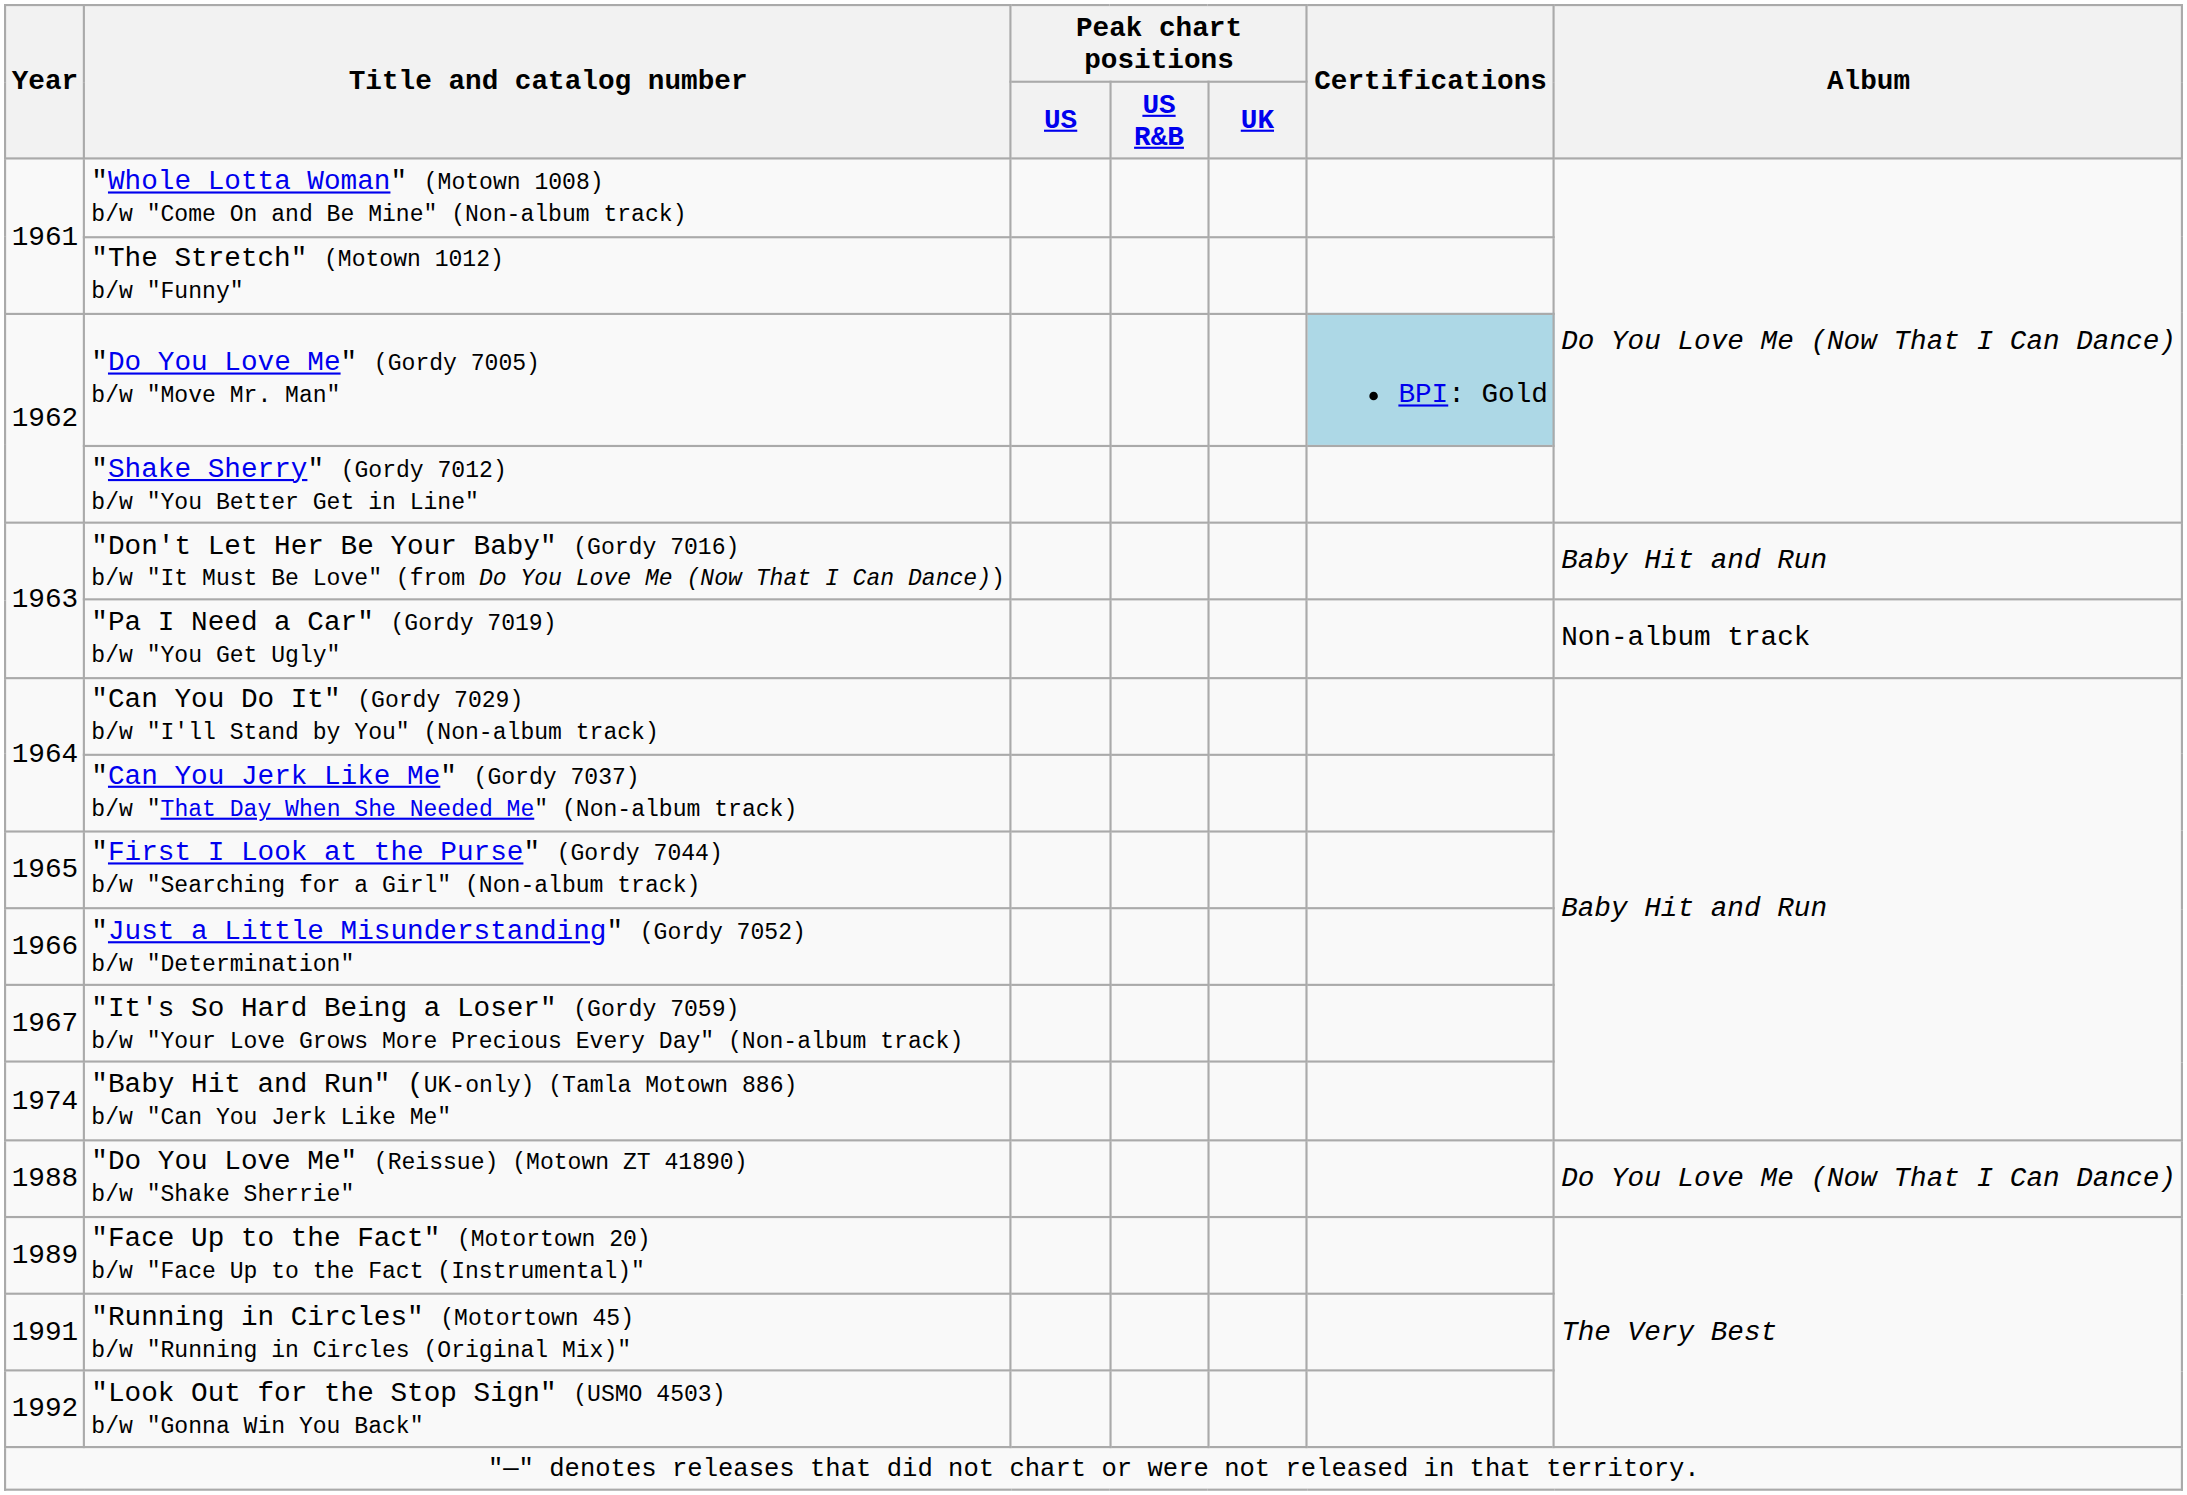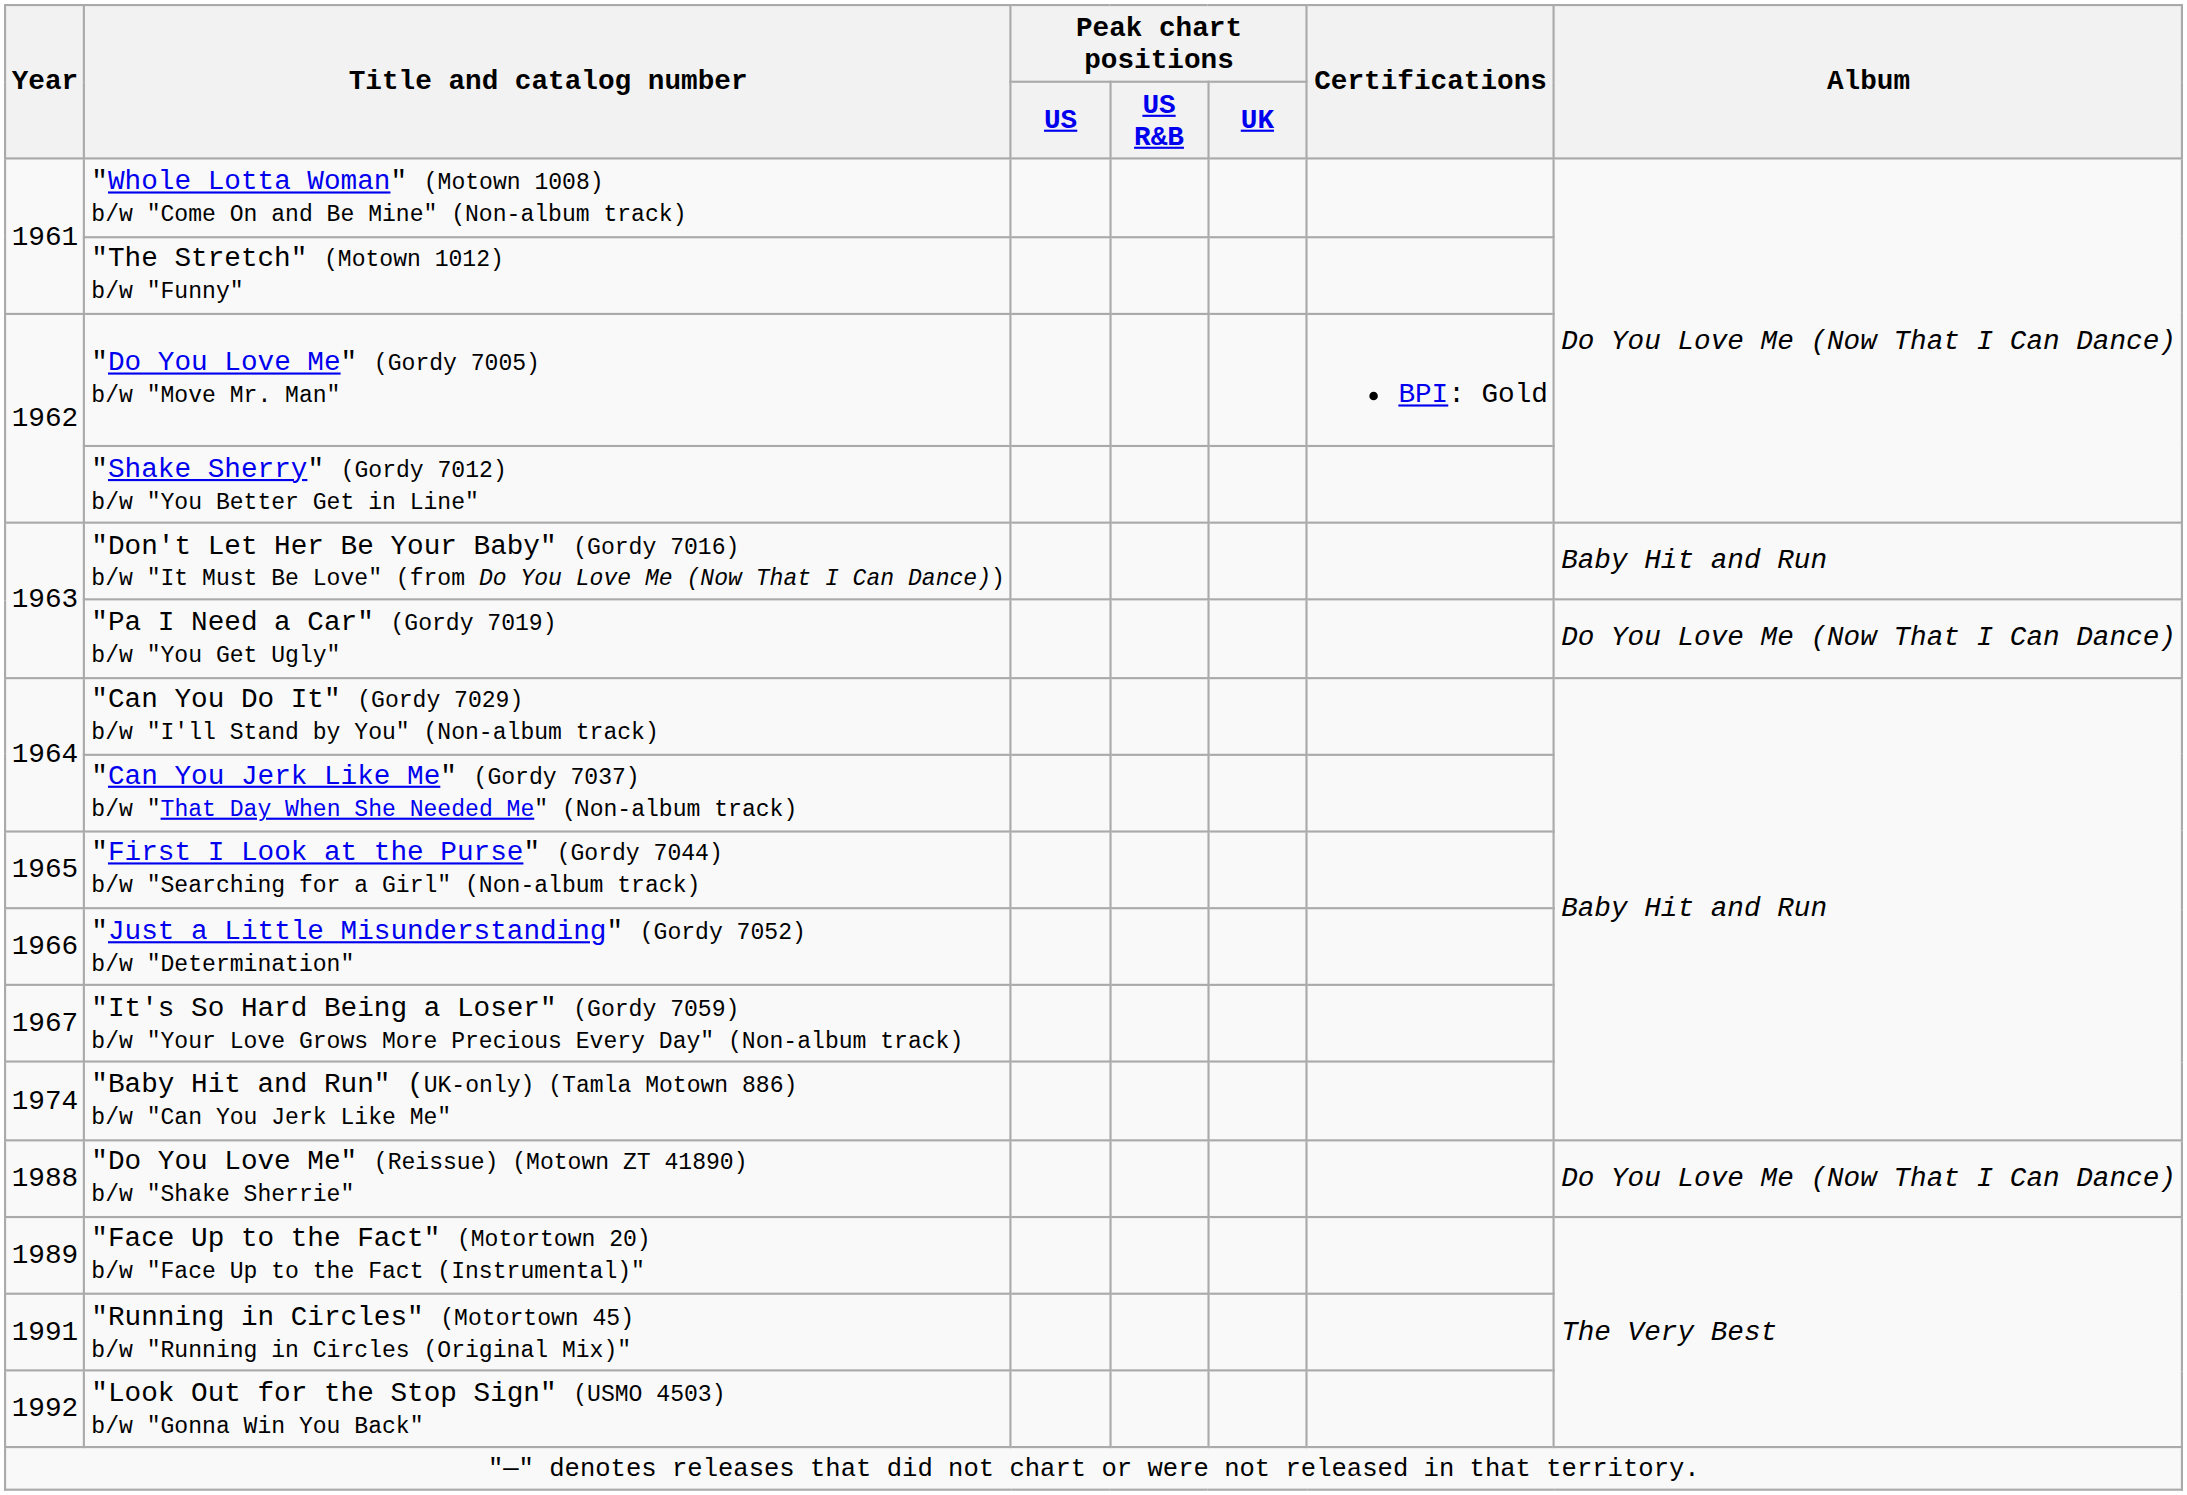(1431, 396) lightblue background -> (1431, 396) no background
(1686, 639) Non-album track -> (1869, 639) Do You Love Me (Now That I Can Dance)
